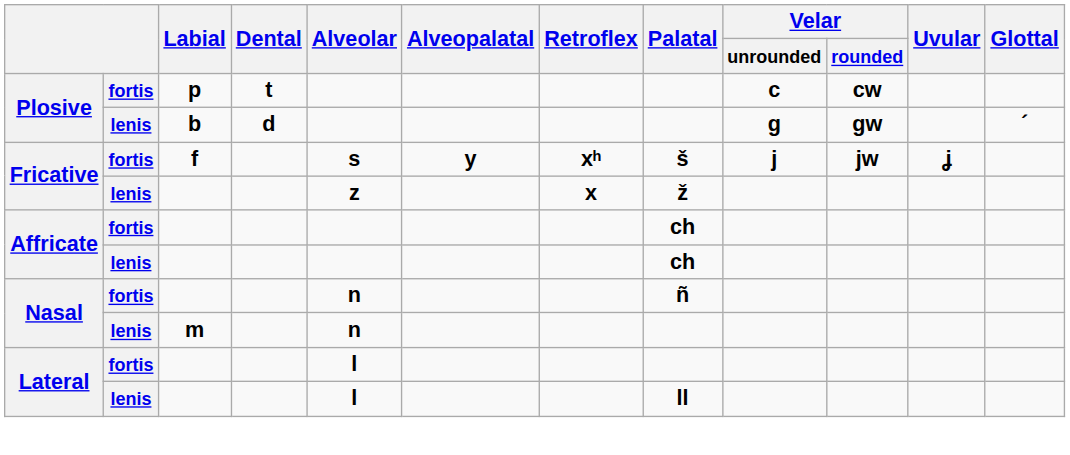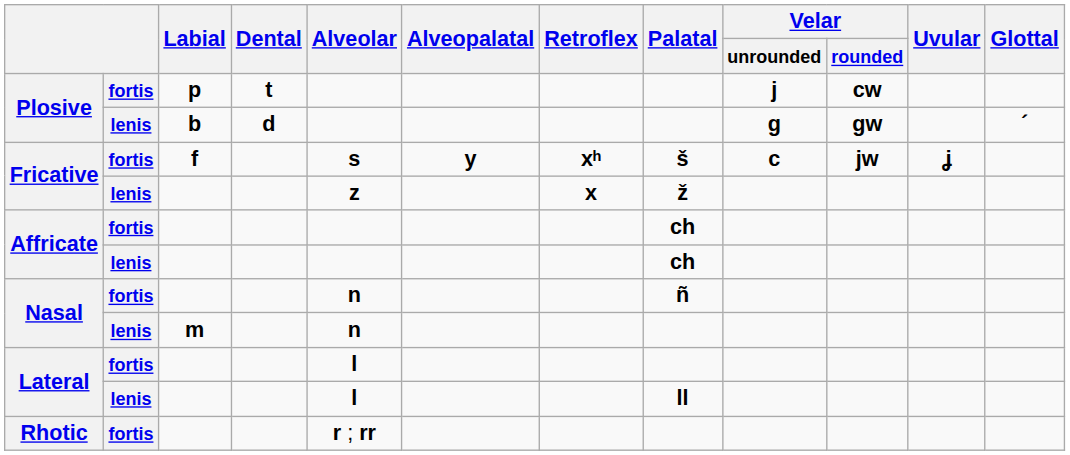(774, 90) c -> (774, 90) j
(774, 158) j -> (774, 158) c
+ row: (54, 432)
